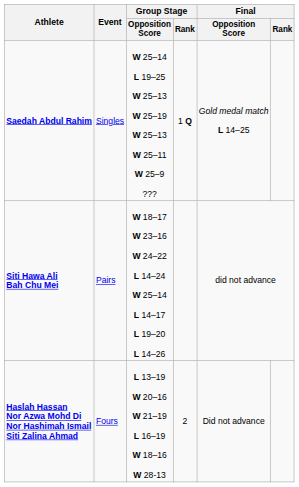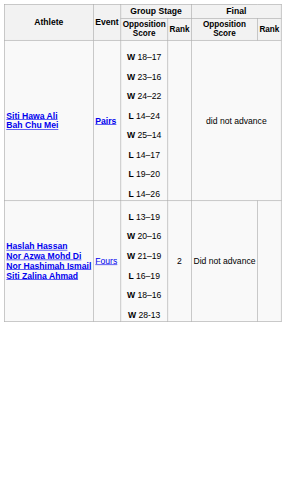- row: (49, 120)
(106, 281) normal -> (106, 120) bold
